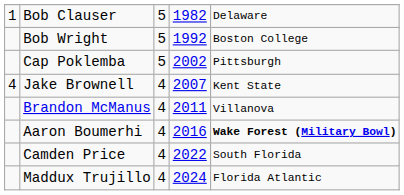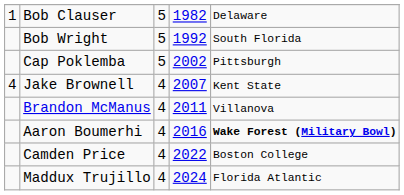(261, 39) Boston College -> (257, 39) South Florida
(257, 155) South Florida -> (261, 155) Boston College
